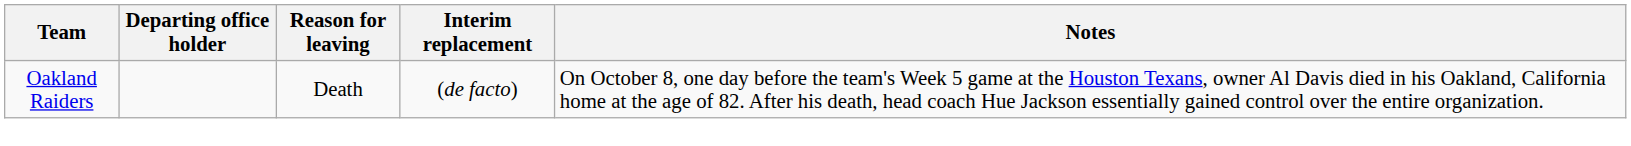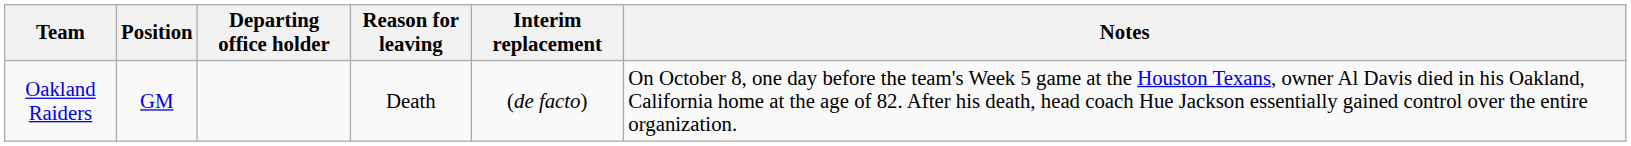+ column: (157, 32)
